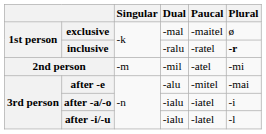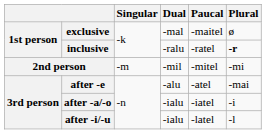(201, 66) -atel -> (204, 66) -mitel
(204, 84) -mitel -> (201, 84) -atel
